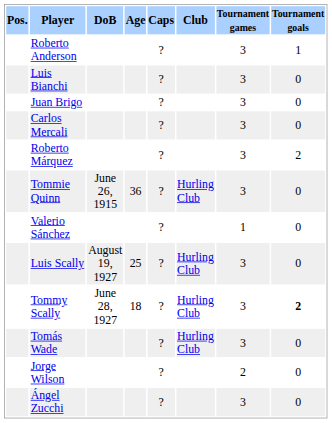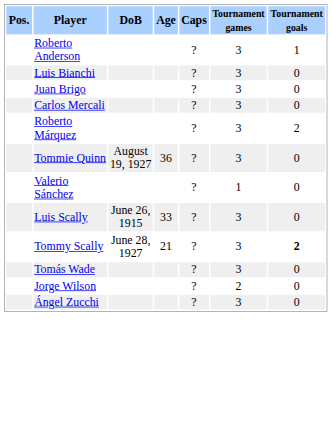- column: (195, 20)
(105, 191) June 26, 1915 -> (131, 158) August 19, 1927
(105, 263) August 19, 1927 -> (131, 217) June 26, 1915
(136, 263) 25 -> (166, 217) 33
(136, 306) 18 -> (166, 246) 21
